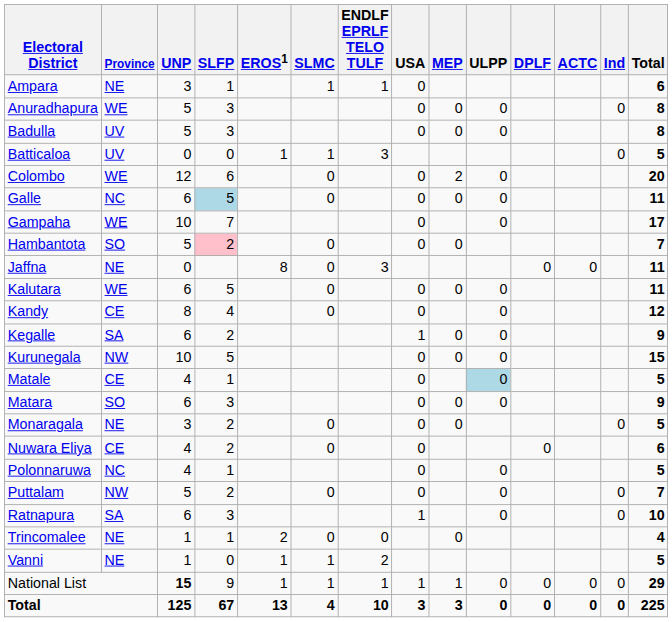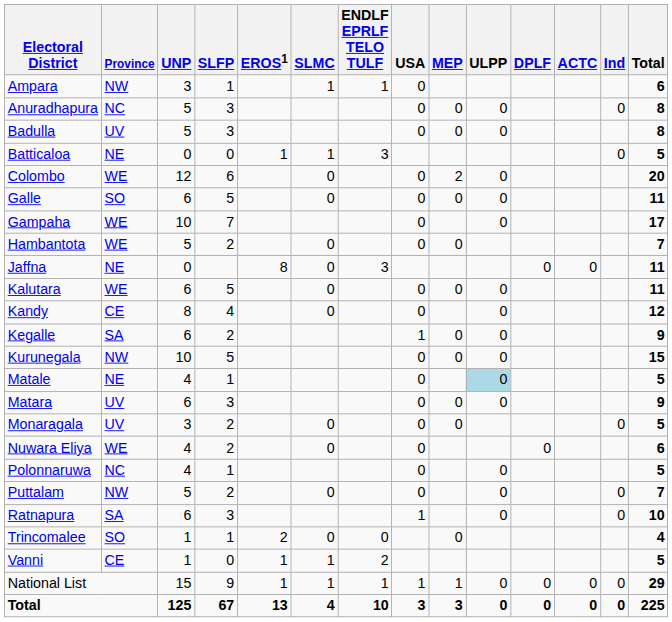(114, 86) NE -> (116, 86) NW
(116, 109) WE -> (115, 109) NC
(114, 154) UV -> (114, 154) NE
(115, 199) NC -> (115, 199) SO
(230, 199) lightblue background -> (230, 199) no background
(115, 244) SO -> (116, 244) WE
(230, 244) pink background -> (230, 244) no background
(114, 380) CE -> (114, 380) NE
(115, 402) SO -> (114, 402) UV
(114, 425) NE -> (114, 425) UV
(114, 447) CE -> (116, 447) WE
(114, 538) NE -> (115, 538) SO
(114, 560) NE -> (114, 560) CE
(183, 583) bold -> (183, 583) normal
